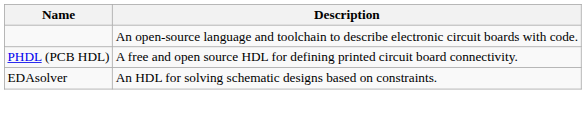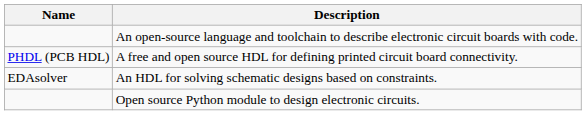+ row: (268, 99)
